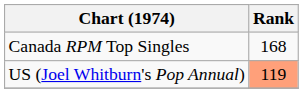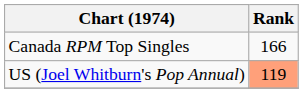(273, 46) 168 -> (273, 46) 166
